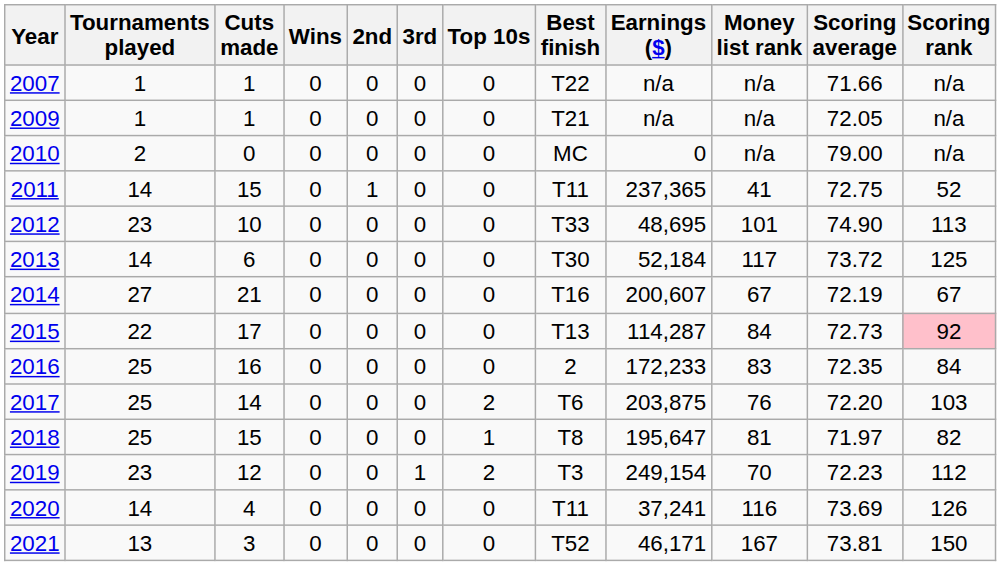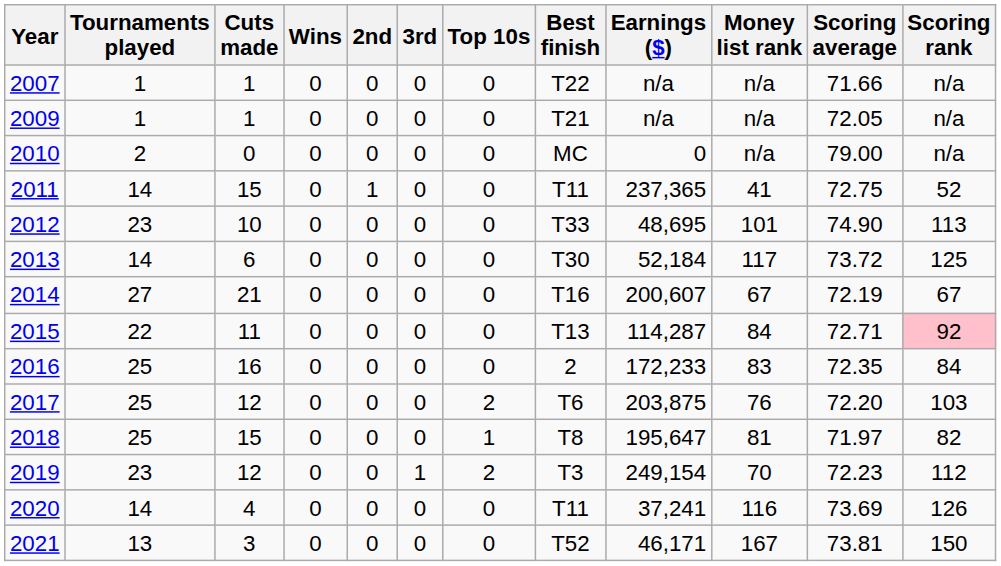(249, 331) 17 -> (249, 331) 11
(855, 331) 72.73 -> (855, 331) 72.71
(249, 401) 14 -> (249, 401) 12
